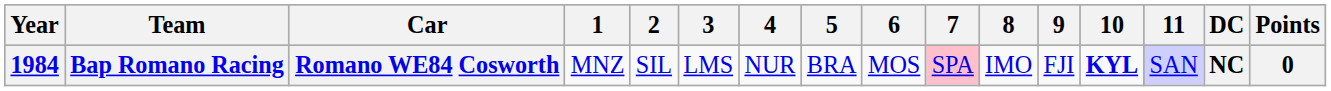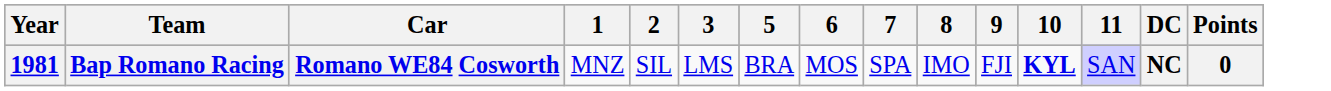- column: (770, 24)
(35, 64) 1984 -> (35, 64) 1981
(953, 64) pink background -> (890, 64) no background
